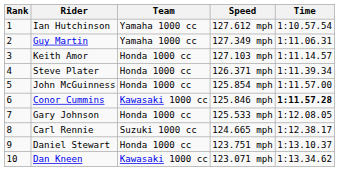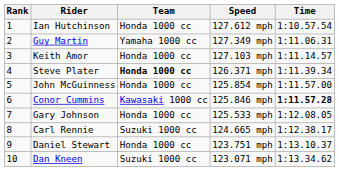(158, 27) Yamaha 1000 cc -> (156, 27) Honda 1000 cc
(156, 71) normal -> (156, 71) bold
(164, 160) Kawasaki 1000 cc -> (158, 160) Suzuki 1000 cc
